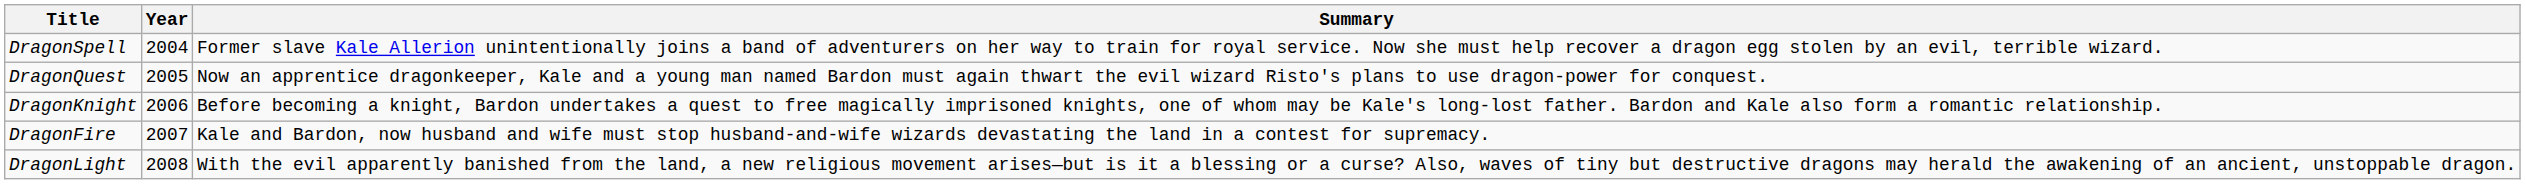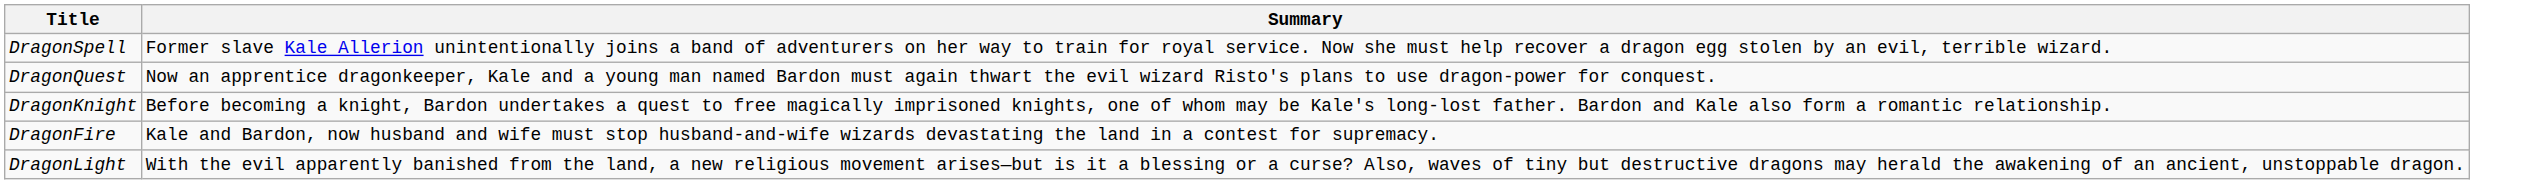- column: (167, 19)
